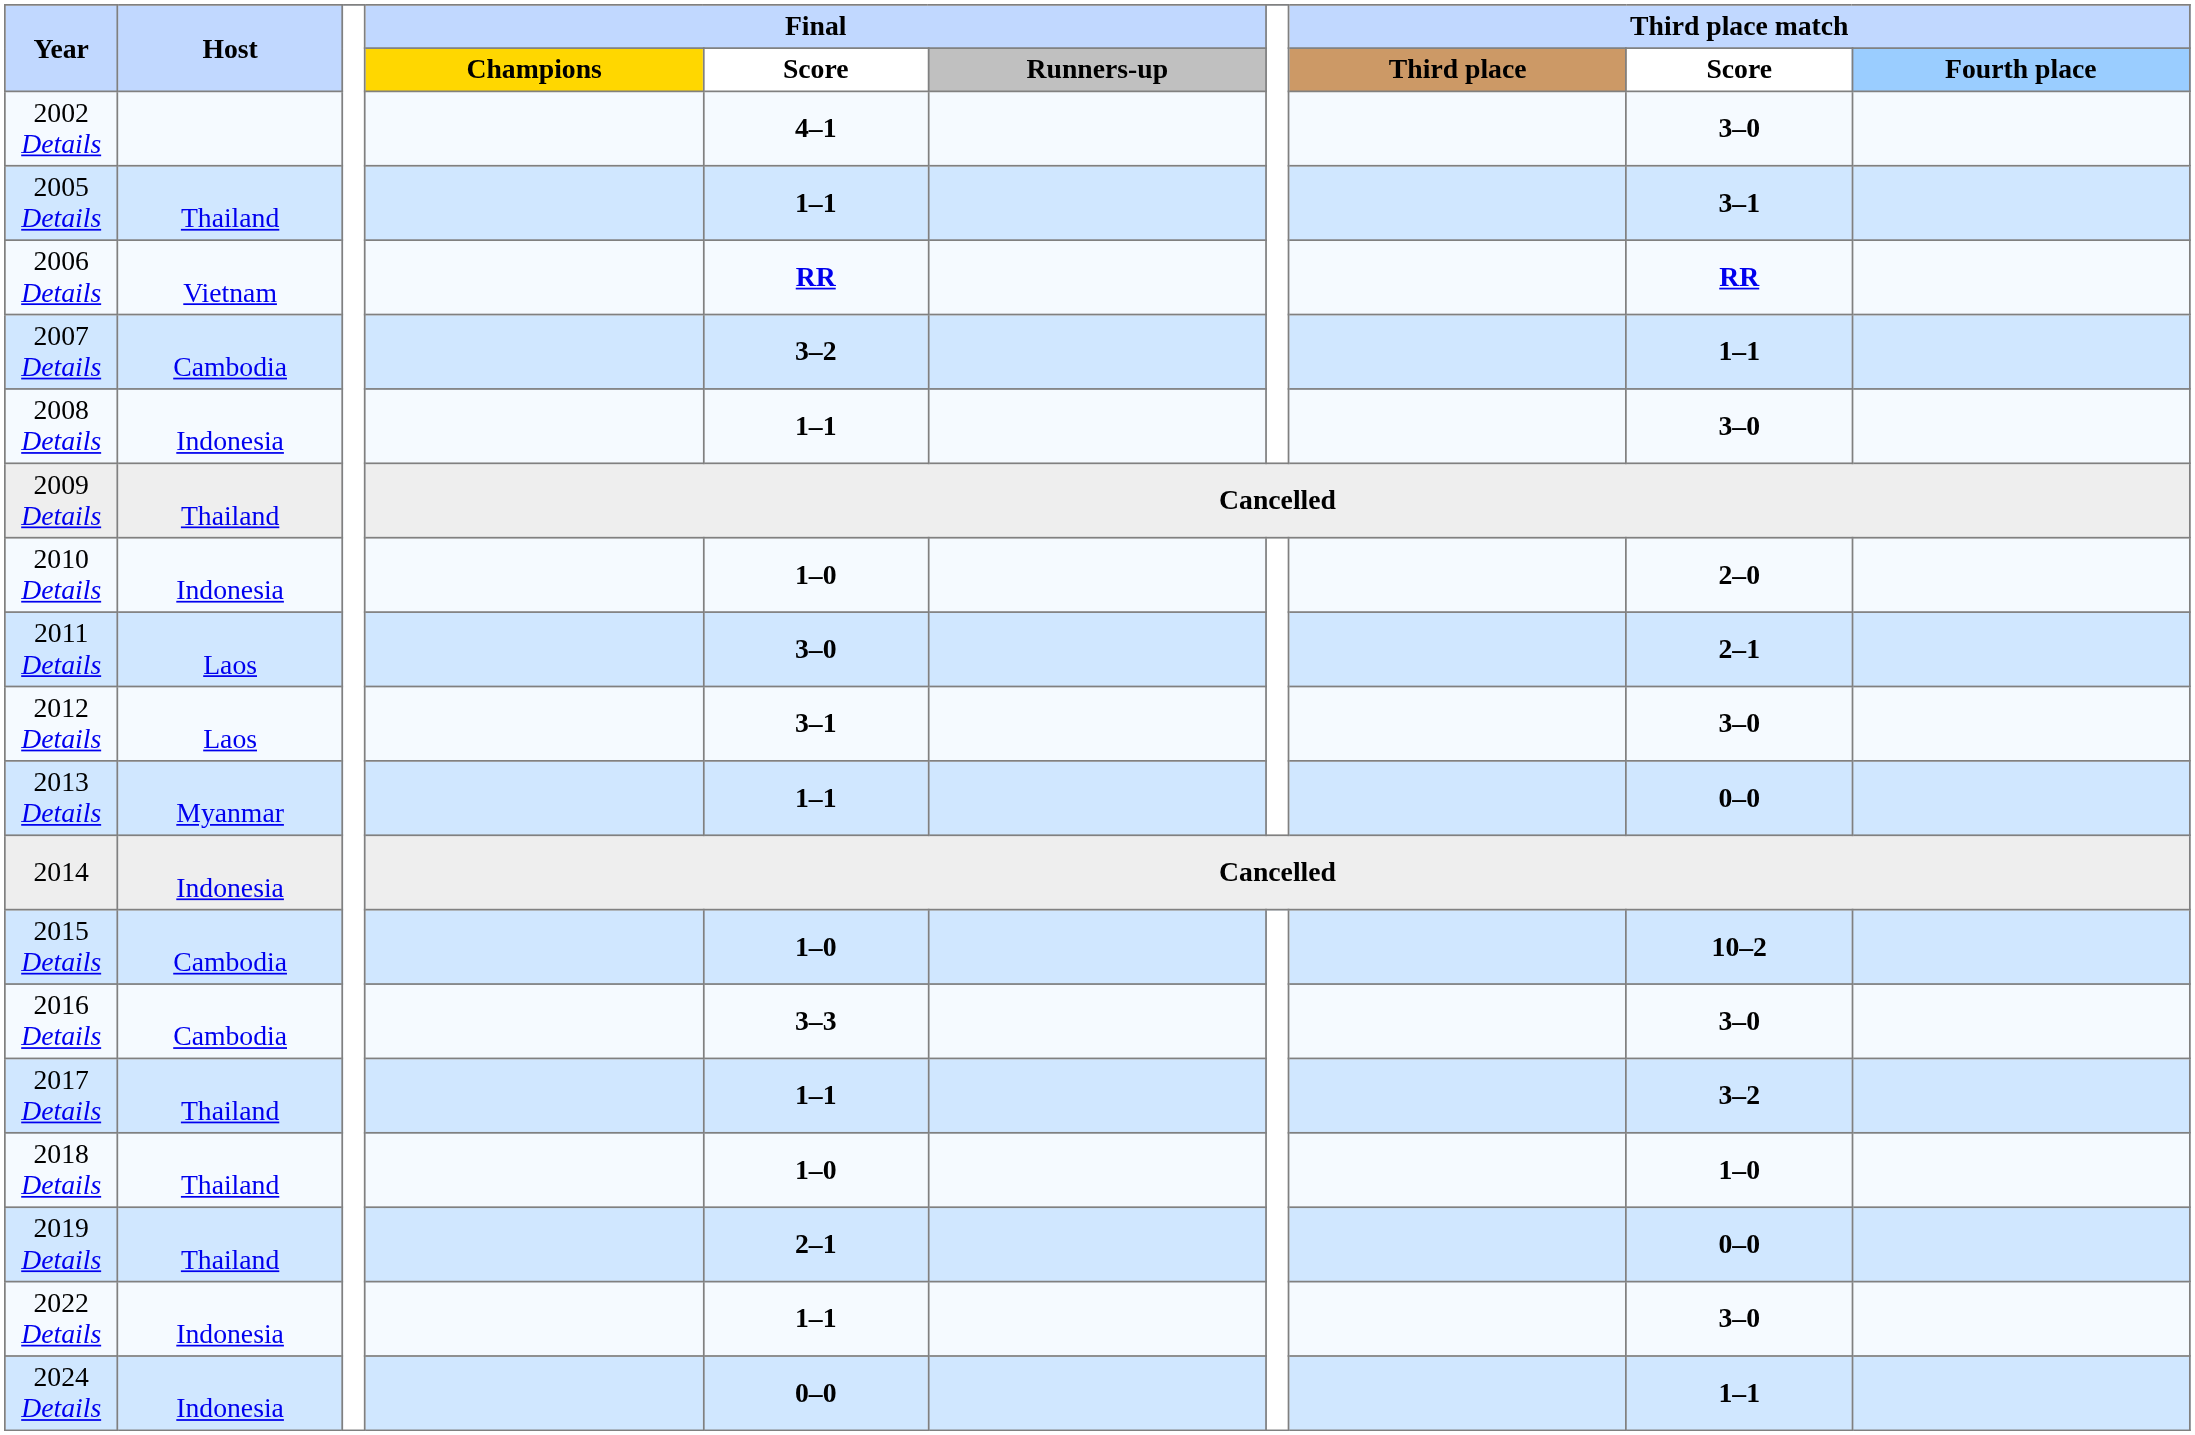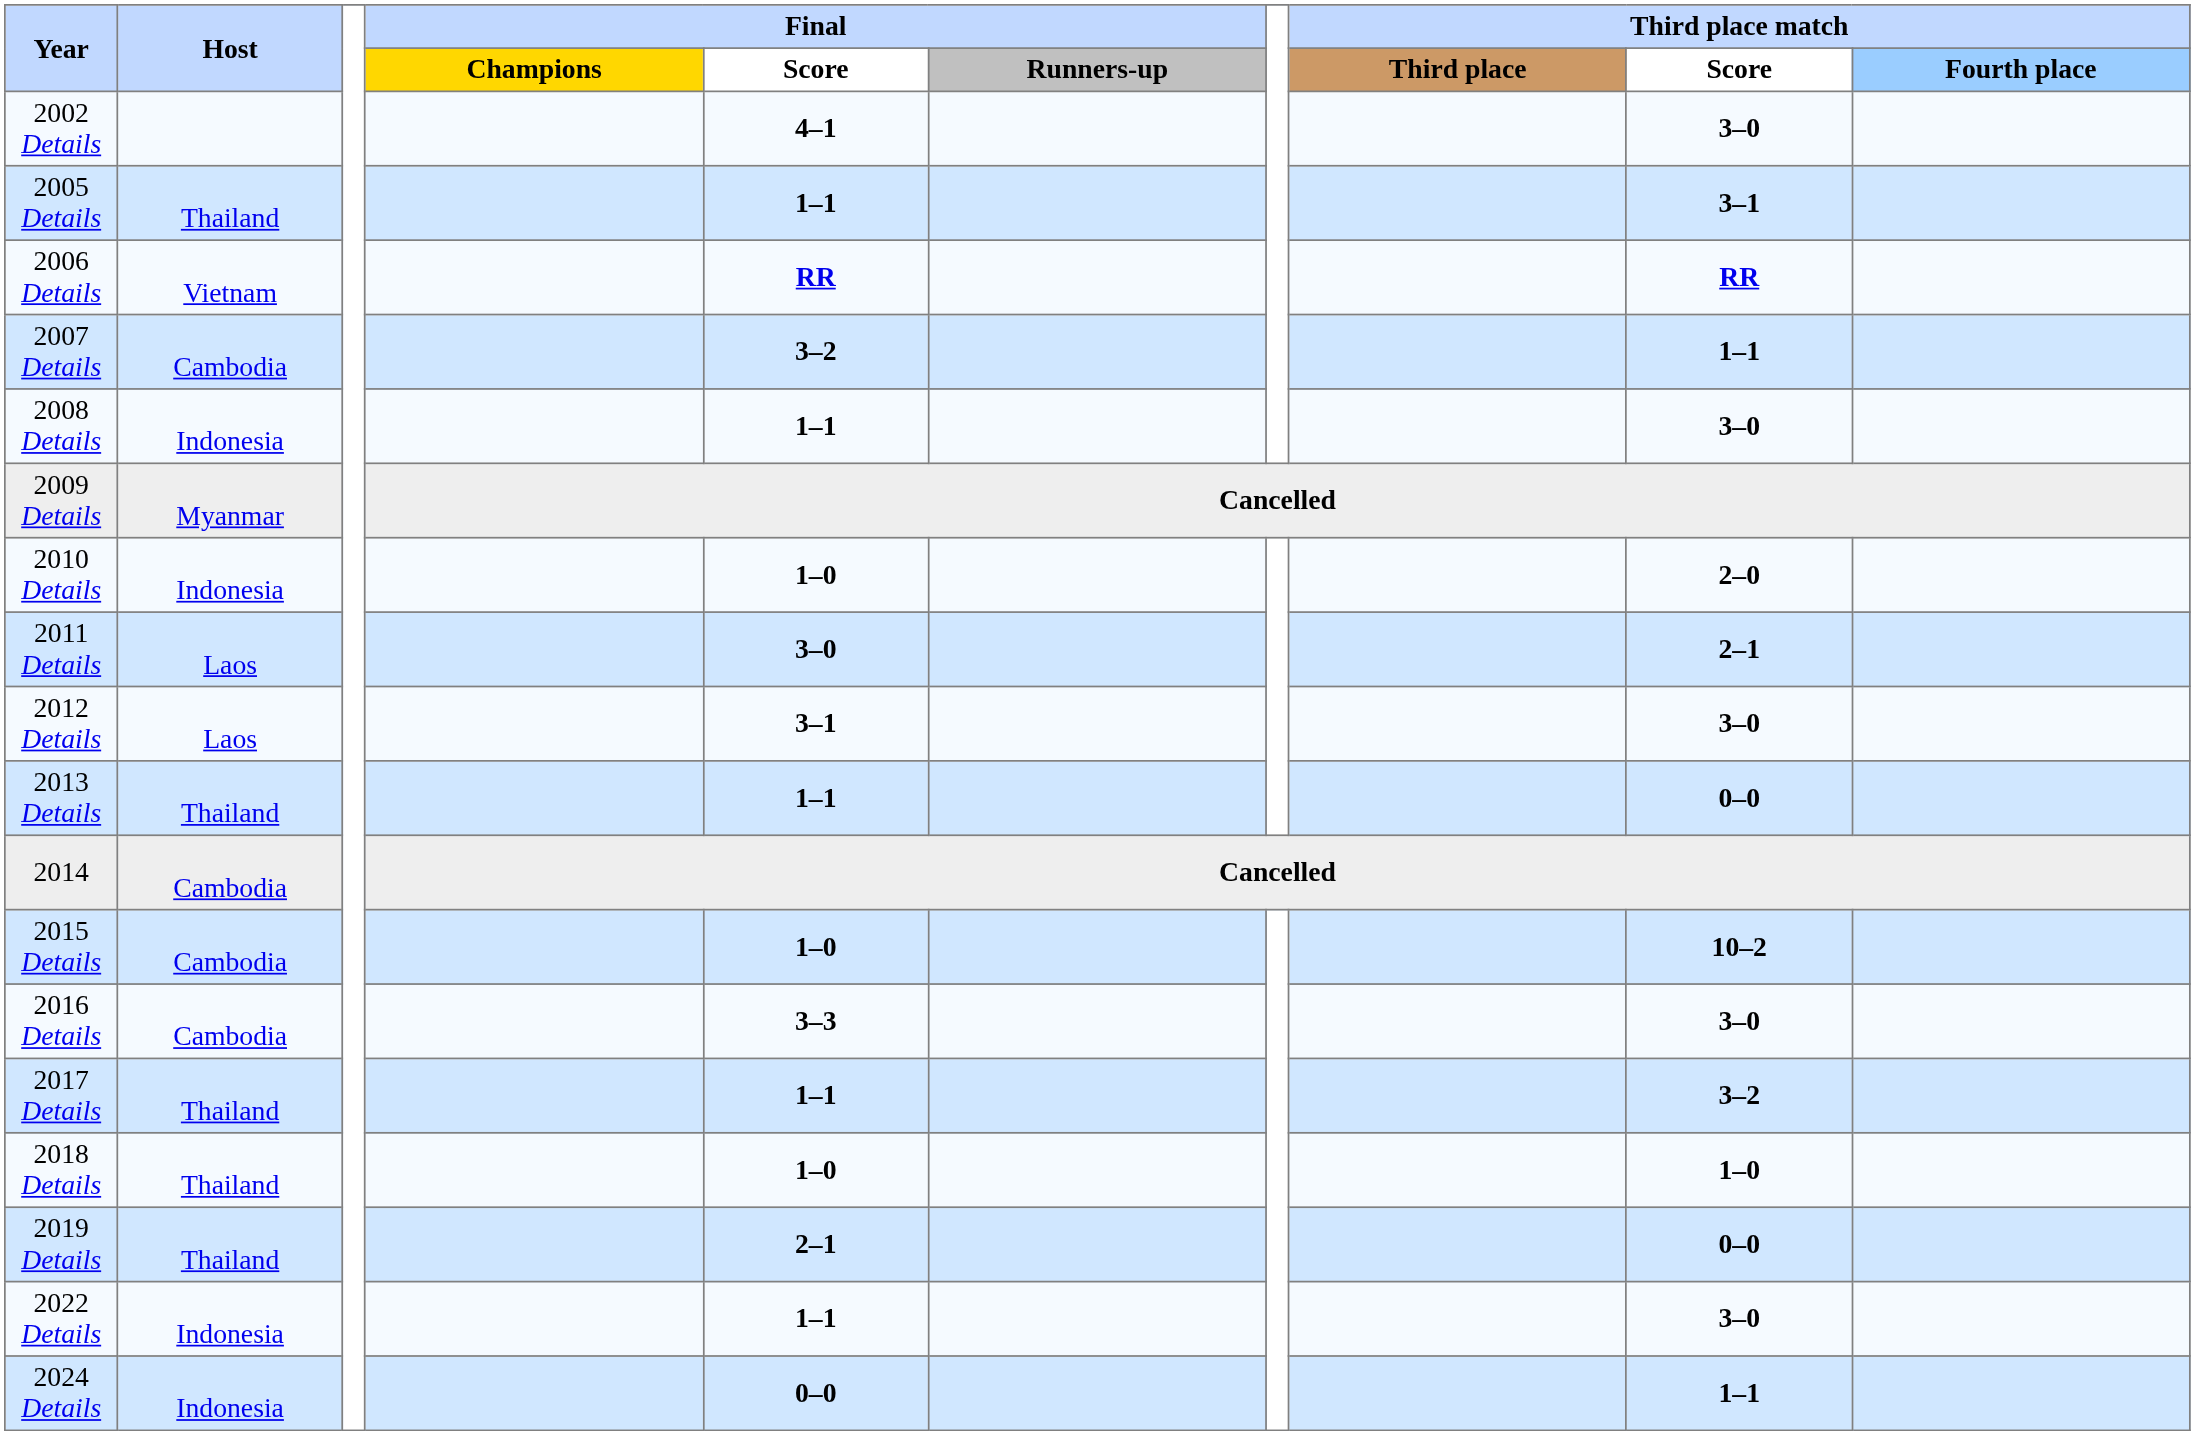(230, 515) Thailand -> (230, 515) Myanmar
(230, 813) Myanmar -> (230, 813) Thailand
(230, 887) Indonesia -> (230, 887) Cambodia
